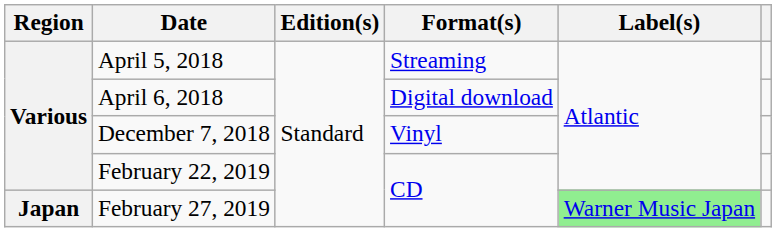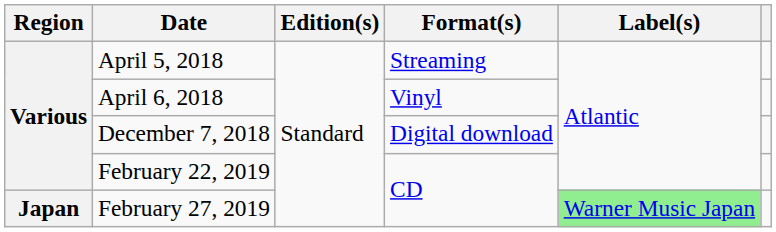(471, 97) Digital download -> (416, 97) Vinyl
(416, 134) Vinyl -> (471, 134) Digital download
